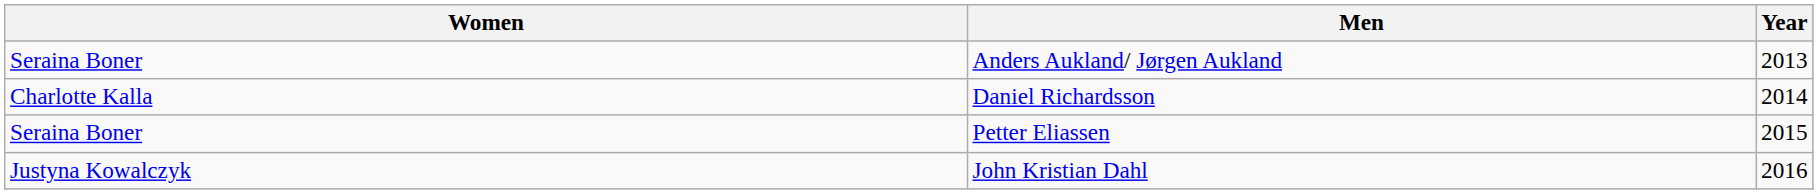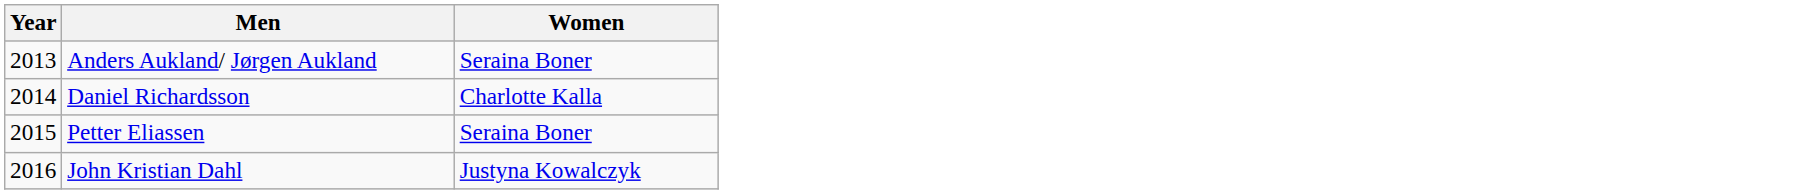columns swapped: (1784, 22) <-> (486, 22)
